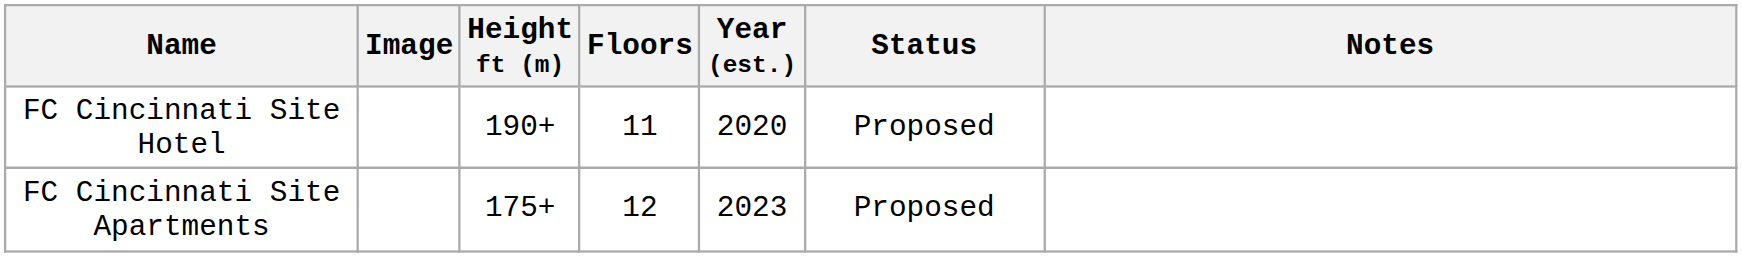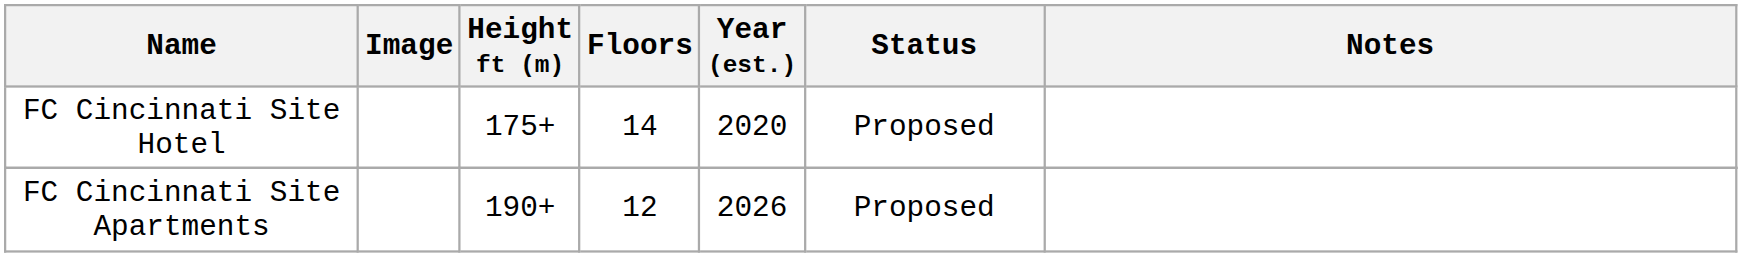(520, 128) 190+ -> (520, 128) 175+
(640, 128) 11 -> (640, 128) 14
(520, 210) 175+ -> (520, 210) 190+
(752, 210) 2023 -> (752, 210) 2026
